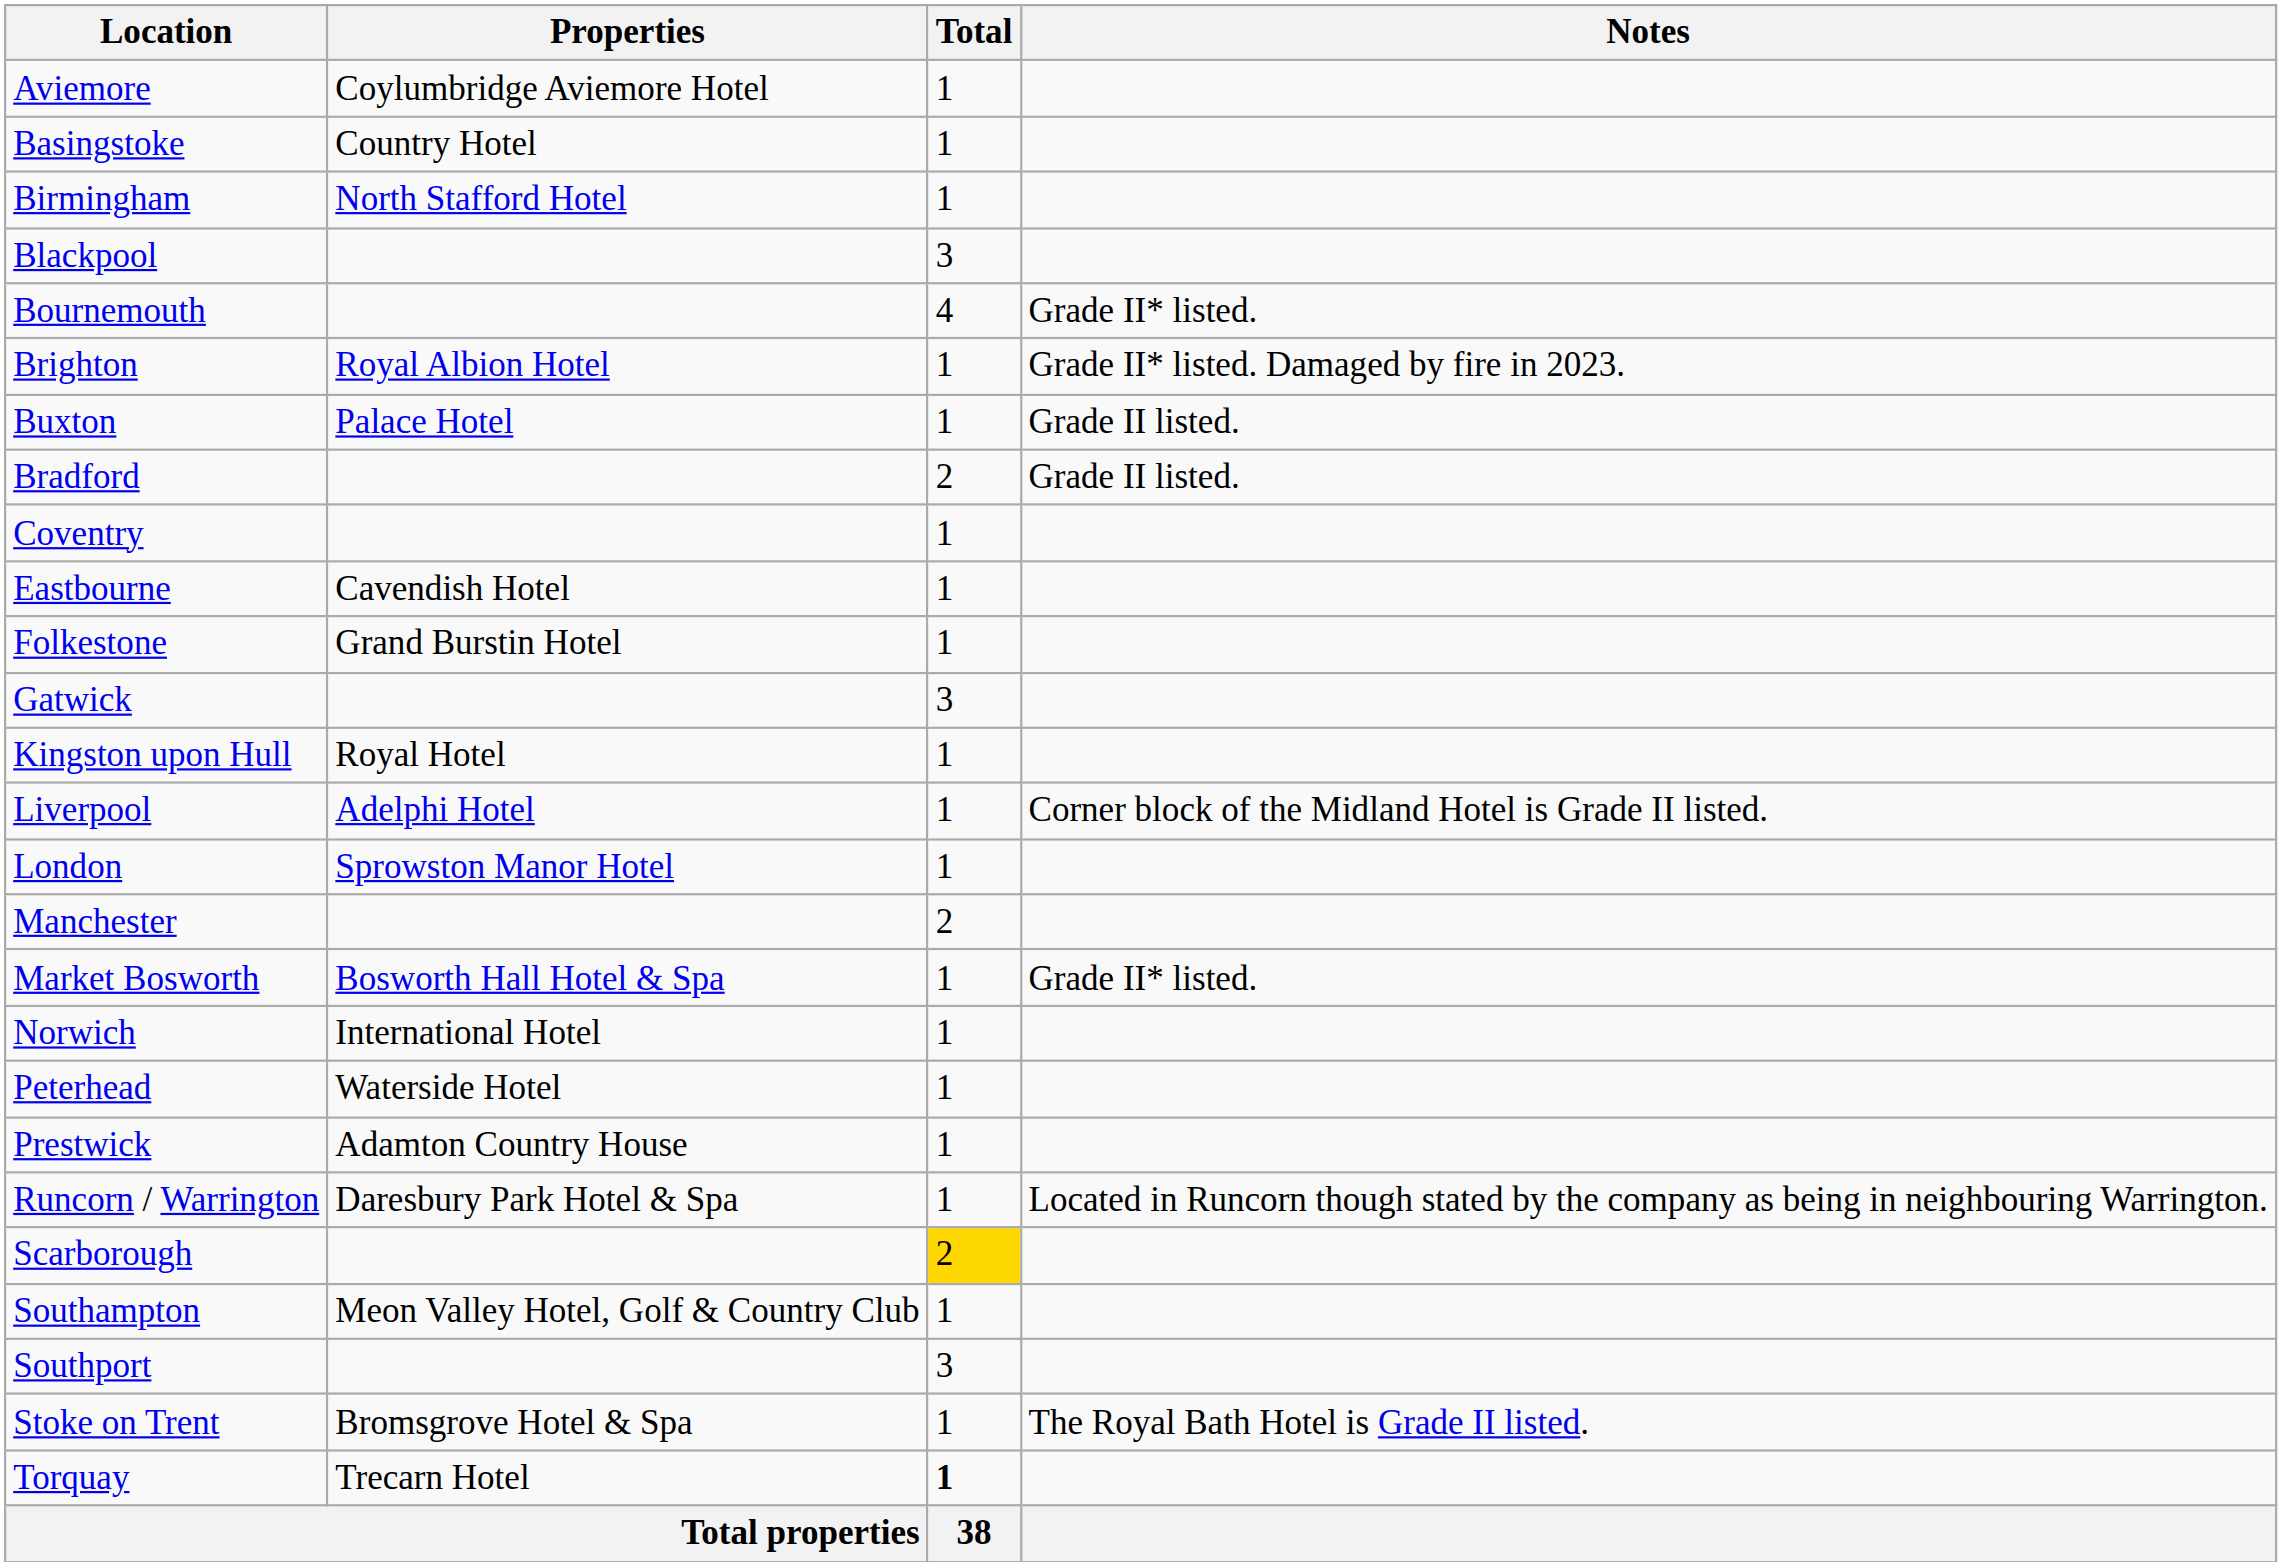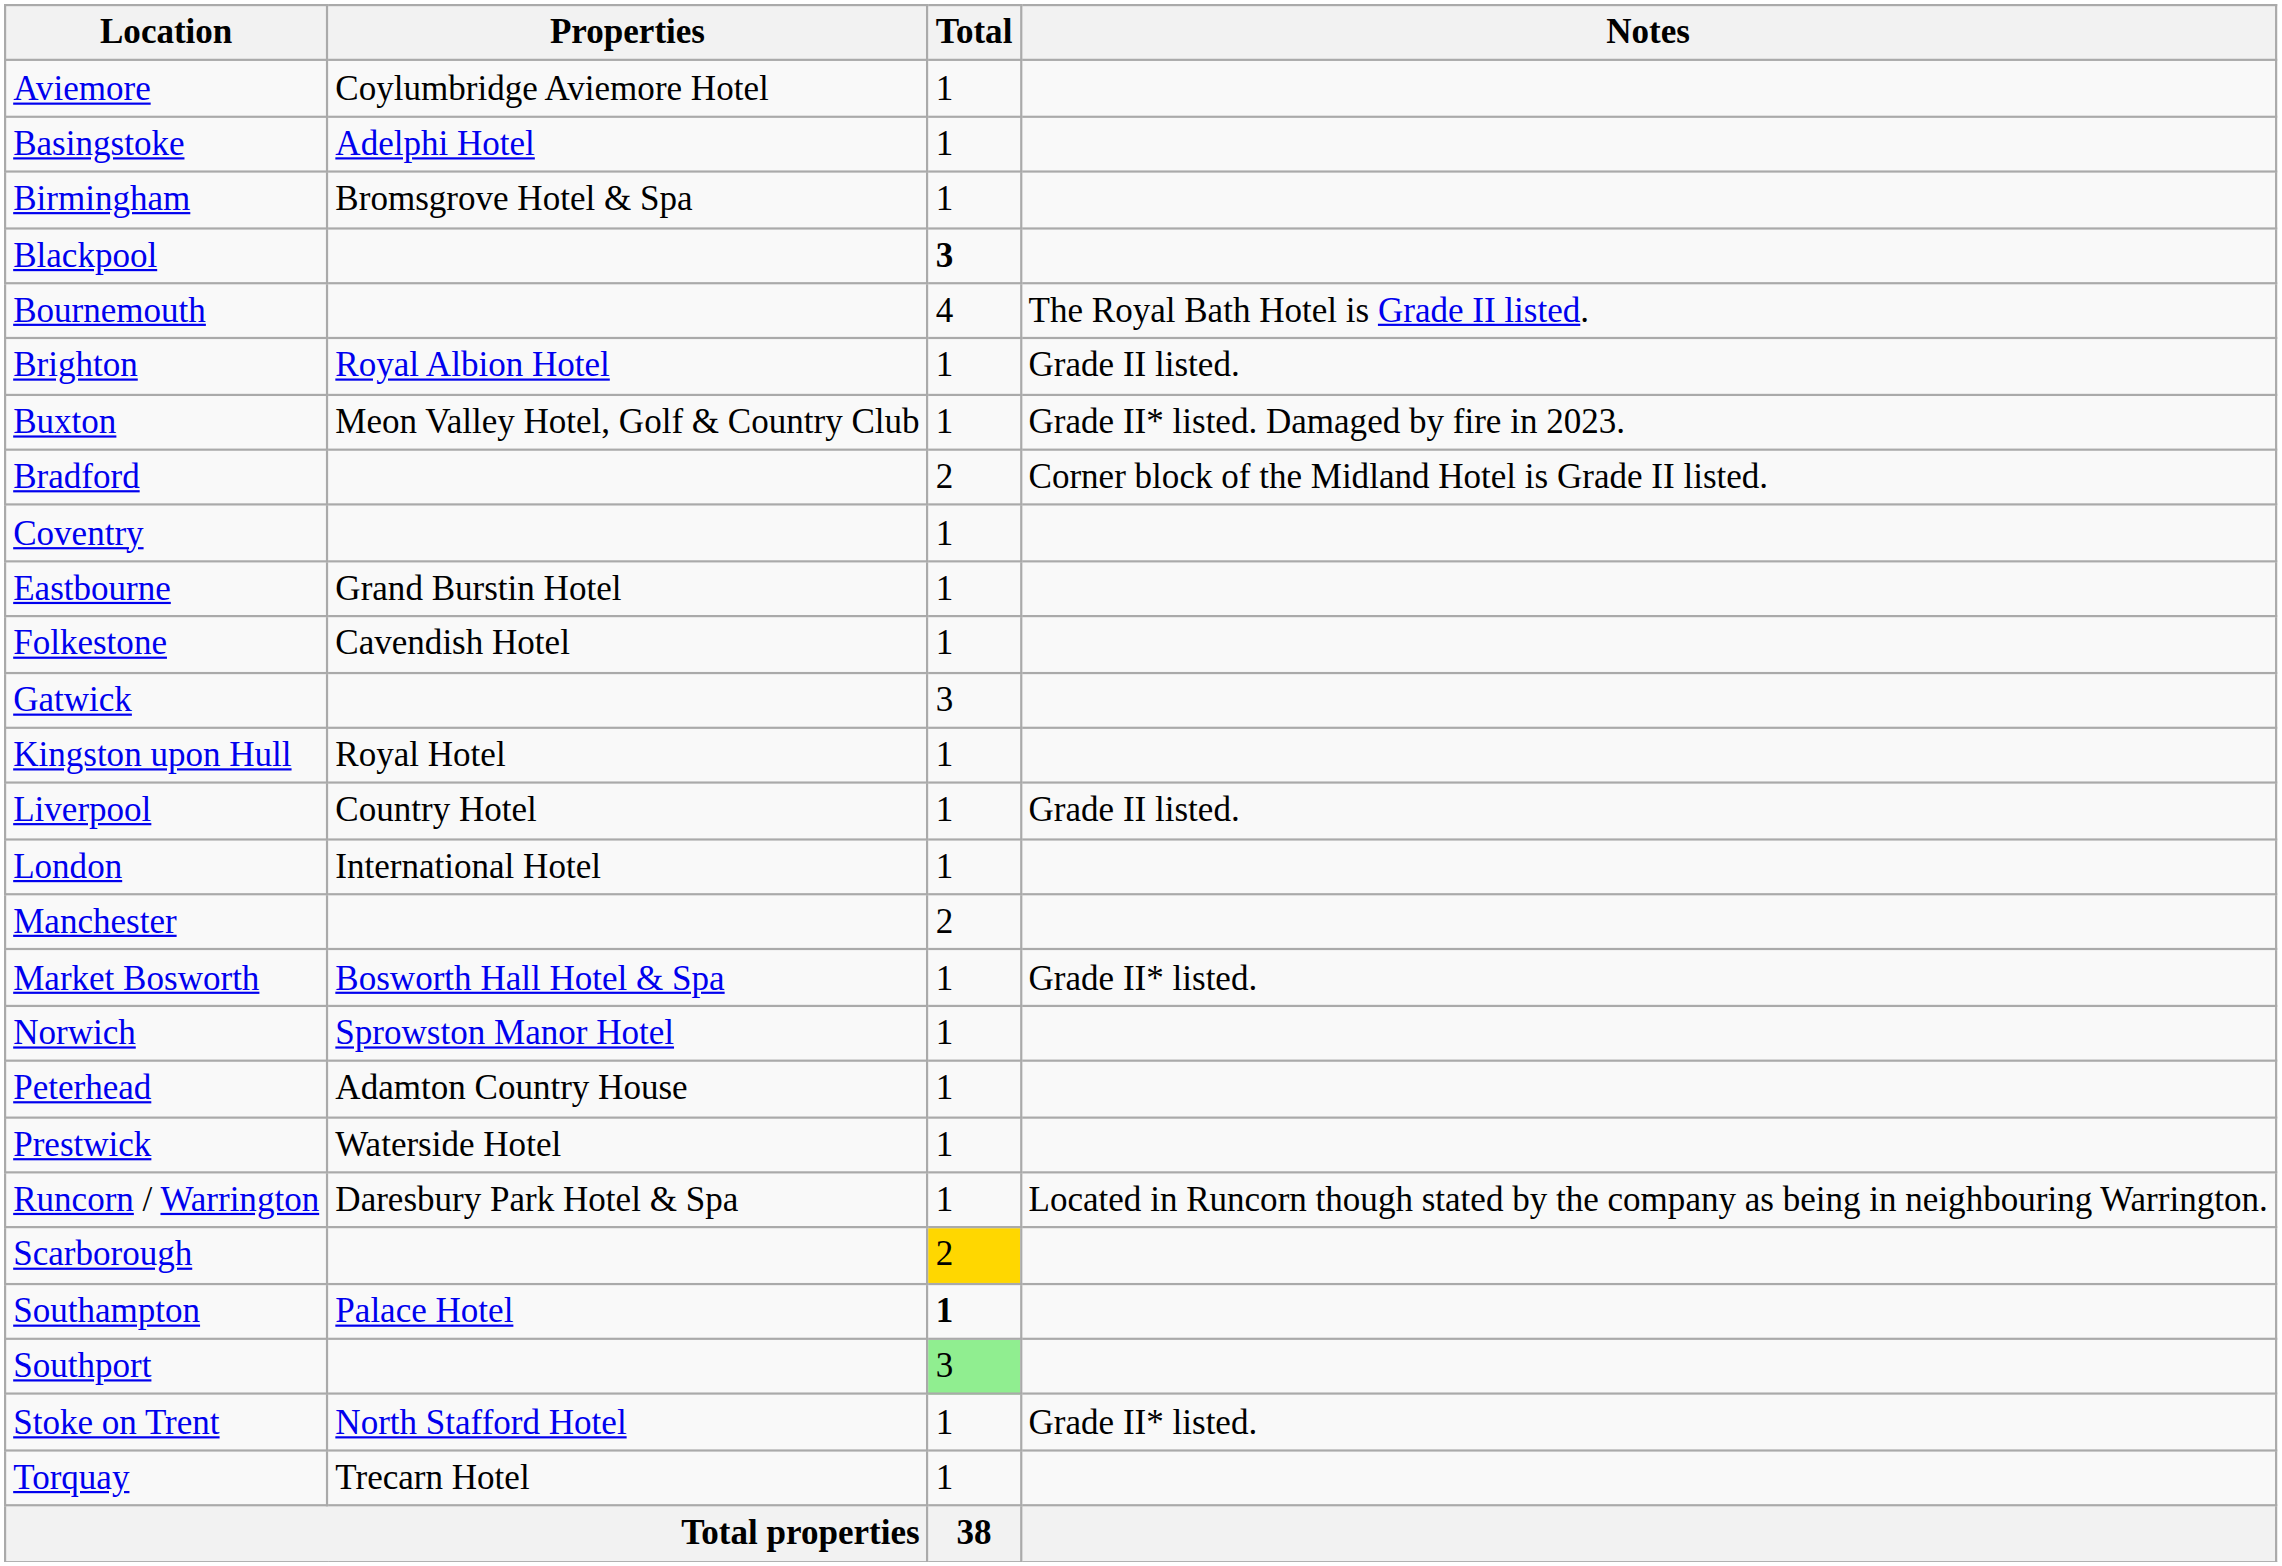(436, 143) Country Hotel -> (435, 143) Adelphi Hotel
(481, 198) North Stafford Hotel -> (514, 198) Bromsgrove Hotel & Spa
(945, 254) normal -> (945, 254) bold
(1143, 310) Grade II* listed. -> (1309, 310) The Royal Bath Hotel is Grade II listed.
(1327, 365) Grade II* listed. Damaged by fire in 2023. -> (1134, 365) Grade II listed.
(424, 421) Palace Hotel -> (627, 421) Meon Valley Hotel, Golf & Country Club
(1134, 421) Grade II listed. -> (1327, 421) Grade II* listed. Damaged by fire in 2023.
(1134, 476) Grade II listed. -> (1398, 476) Corner block of the Midland Hotel is Grade II listed.
(453, 587) Cavendish Hotel -> (478, 587) Grand Burstin Hotel
(478, 643) Grand Burstin Hotel -> (453, 643) Cavendish Hotel
(435, 810) Adelphi Hotel -> (436, 810) Country Hotel
(1398, 810) Corner block of the Midland Hotel is Grade II listed. -> (1134, 810) Grade II listed.
(505, 865) Sprowston Manor Hotel -> (468, 865) International Hotel
(468, 1032) International Hotel -> (505, 1032) Sprowston Manor Hotel
(448, 1088) Waterside Hotel -> (511, 1088) Adamton Country House
(511, 1143) Adamton Country House -> (448, 1143) Waterside Hotel
(627, 1310) Meon Valley Hotel, Golf & Country Club -> (424, 1310) Palace Hotel
(945, 1310) normal -> (945, 1310) bold
(945, 1365) no background -> (945, 1365) lightgreen background
(514, 1421) Bromsgrove Hotel & Spa -> (481, 1421) North Stafford Hotel
(1309, 1421) The Royal Bath Hotel is Grade II listed. -> (1143, 1421) Grade II* listed.
(945, 1477) bold -> (945, 1477) normal
